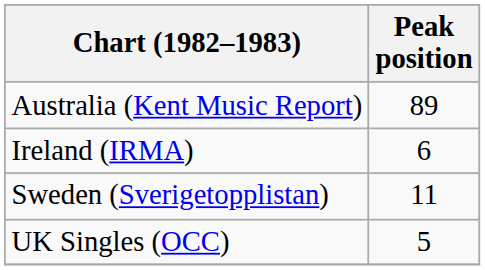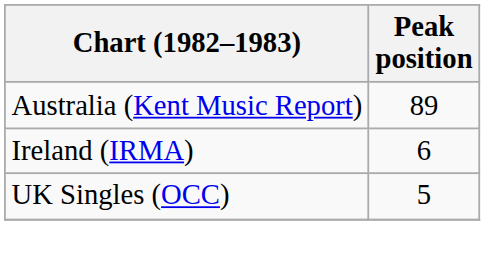- row: (170, 195)
